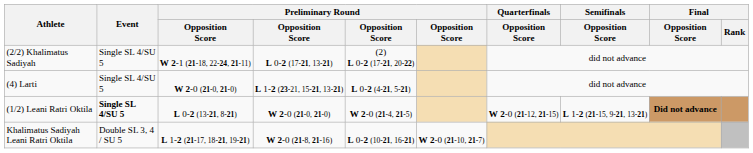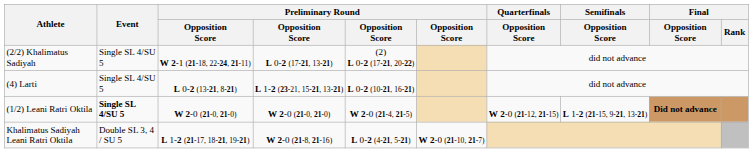(205, 89) W 2-0 (21-0, 21-0) -> (205, 89) L 0-2 (13-21, 8-21)
(381, 89) L 0-2 (4-21, 5-21) -> (381, 89) L 0-2 (10-21, 16-21)
(205, 115) L 0-2 (13-21, 8-21) -> (205, 115) W 2-0 (21-0, 21-0)
(381, 140) L 0-2 (10-21, 16-21) -> (381, 140) L 0-2 (4-21, 5-21)
